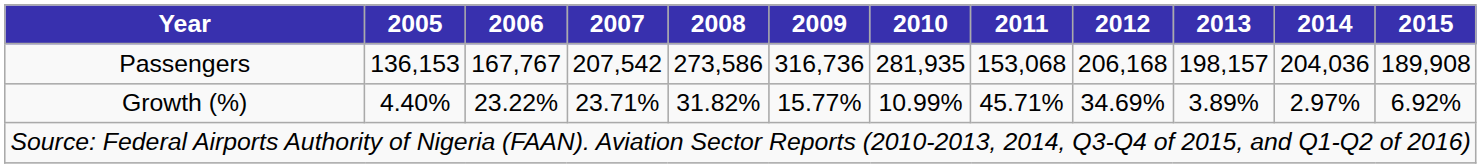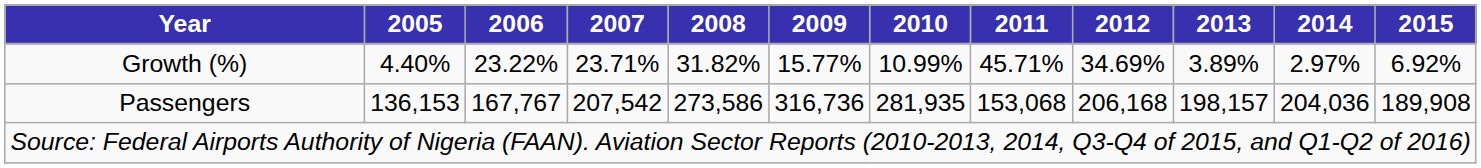rows swapped: (185, 63) <-> (185, 102)
